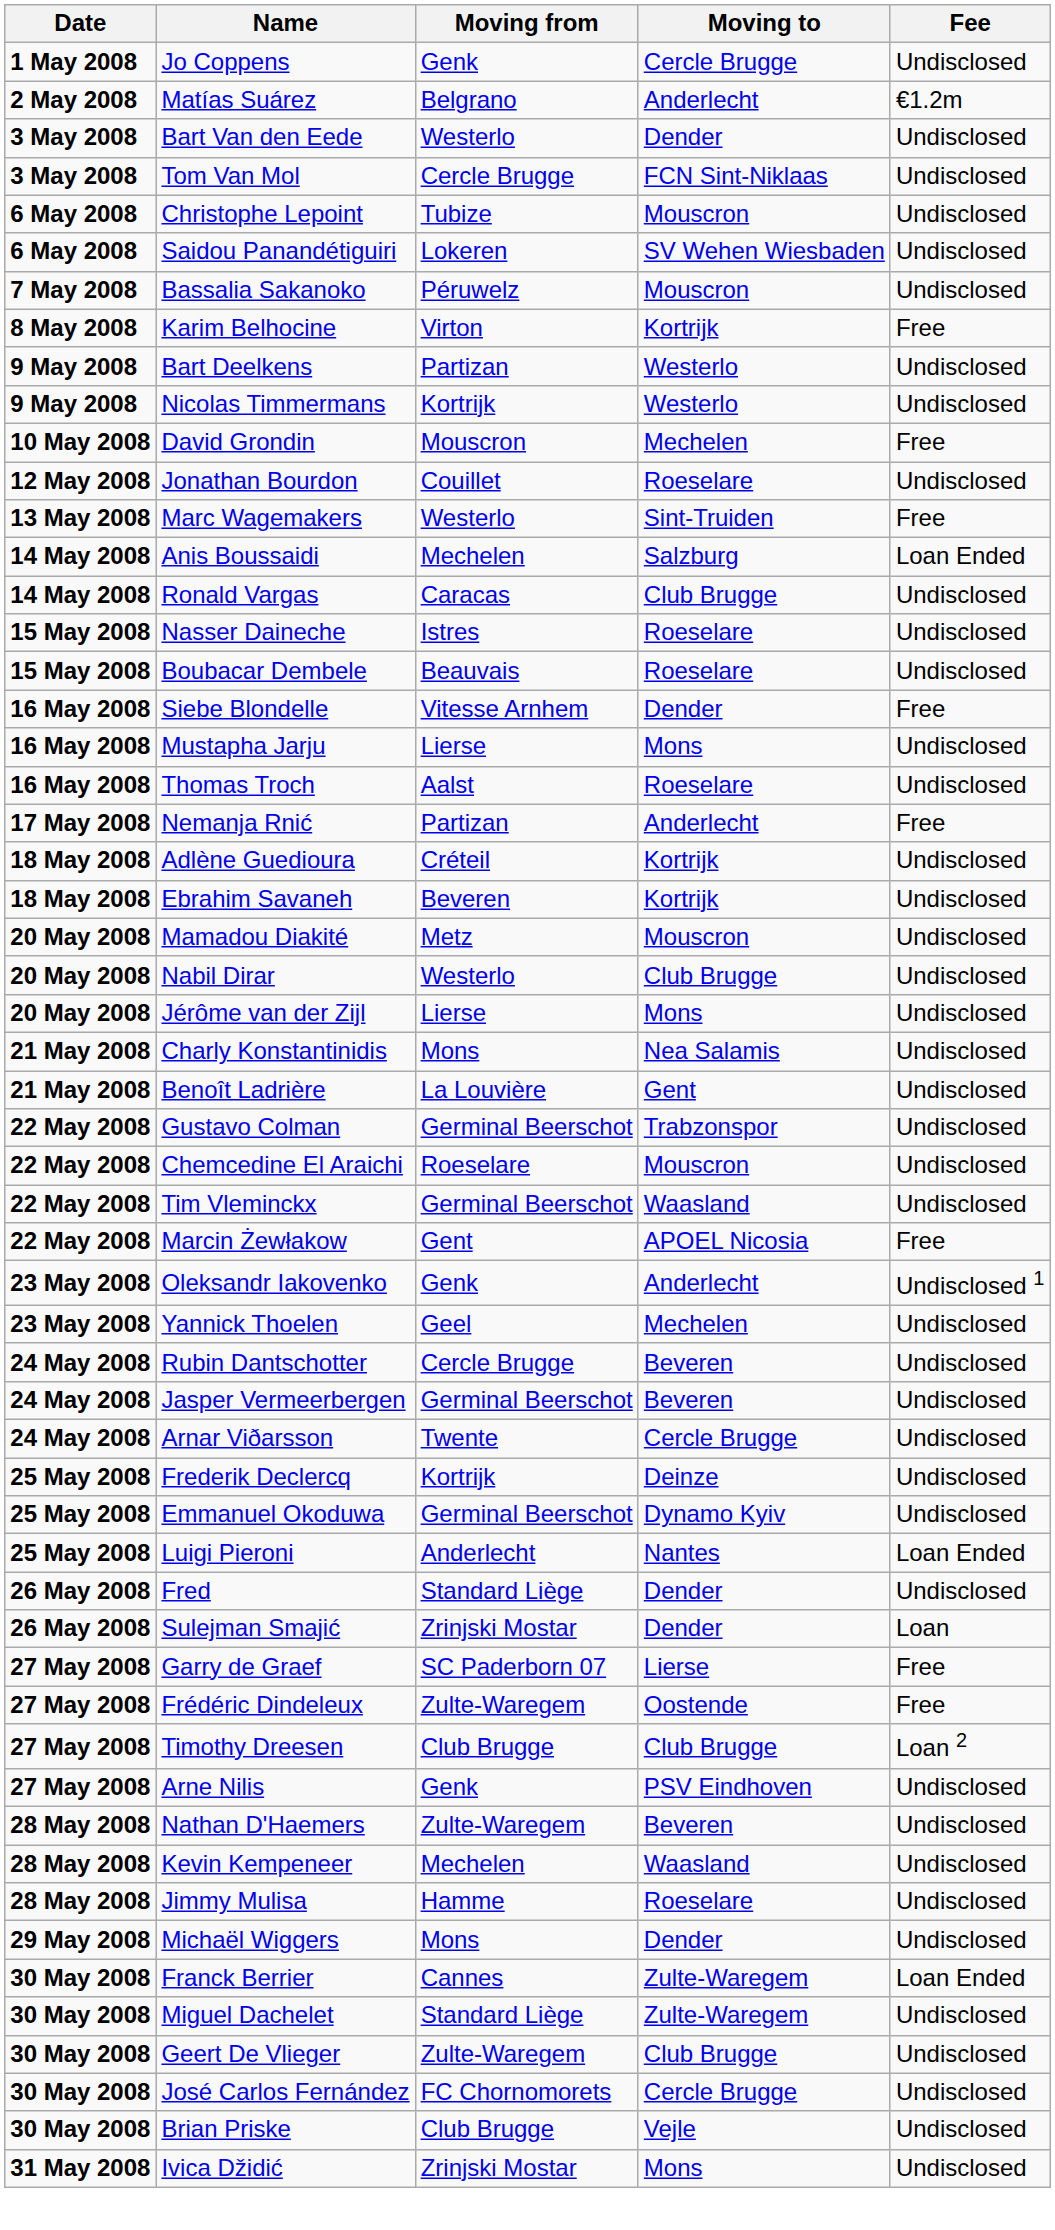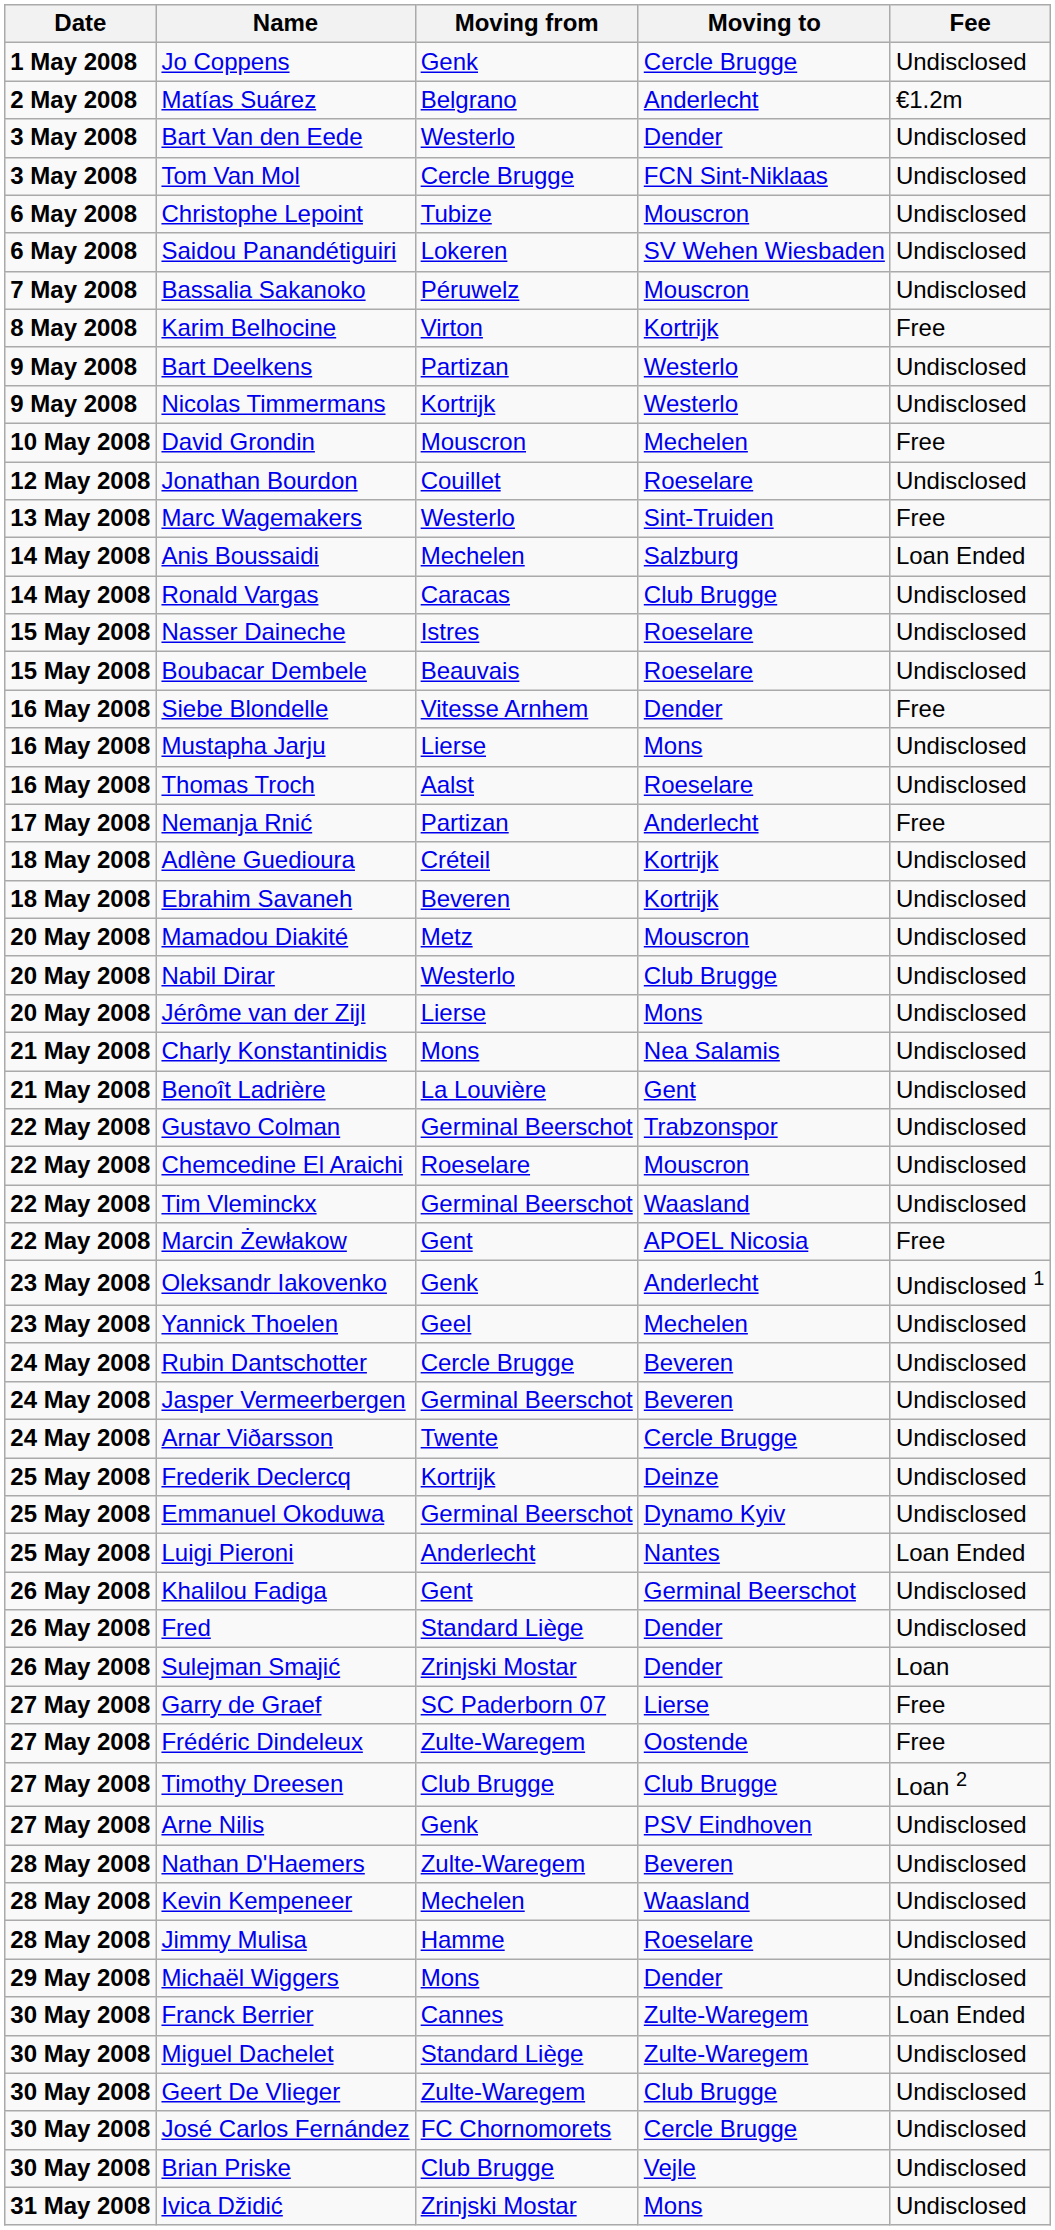+ row: (244, 1590)
